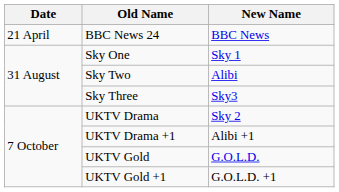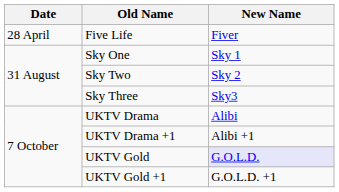- row: (122, 34)
+ row: (109, 34)
(224, 75) Alibi -> (226, 75) Sky 2
(226, 116) Sky 2 -> (224, 116) Alibi
(235, 156) no background -> (235, 156) lavender background
